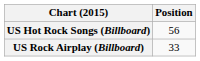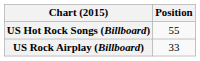(174, 30) 56 -> (174, 30) 55
